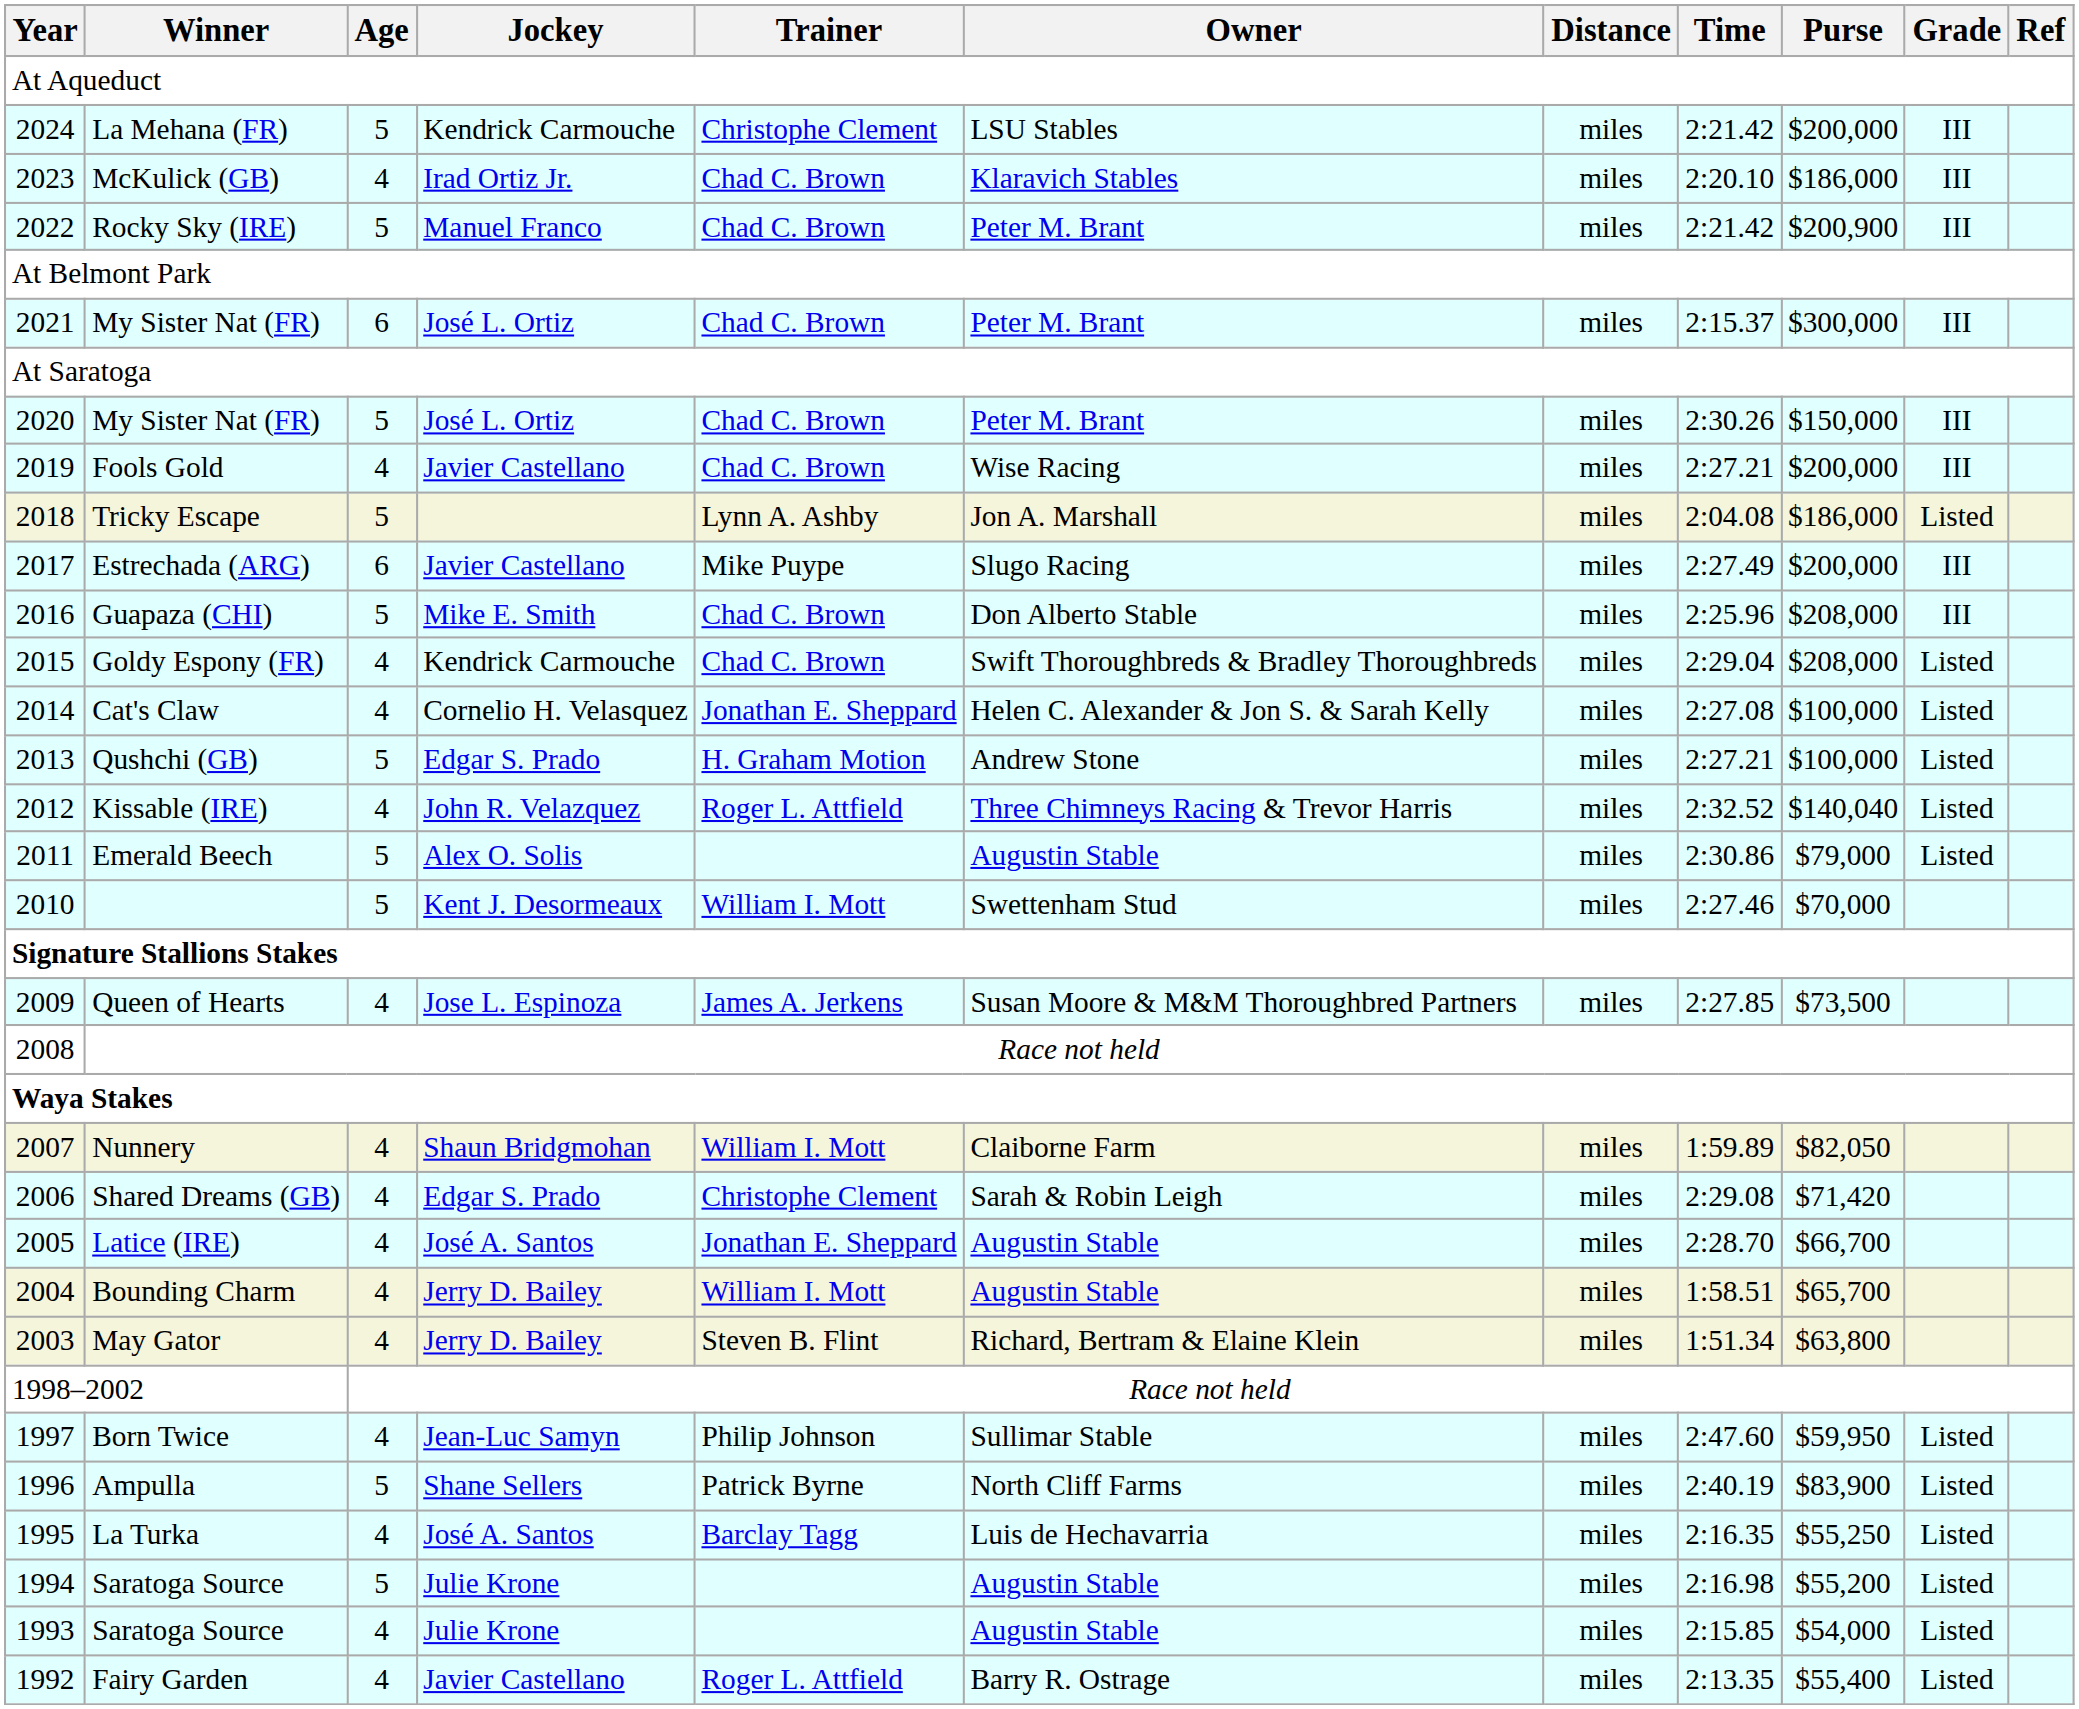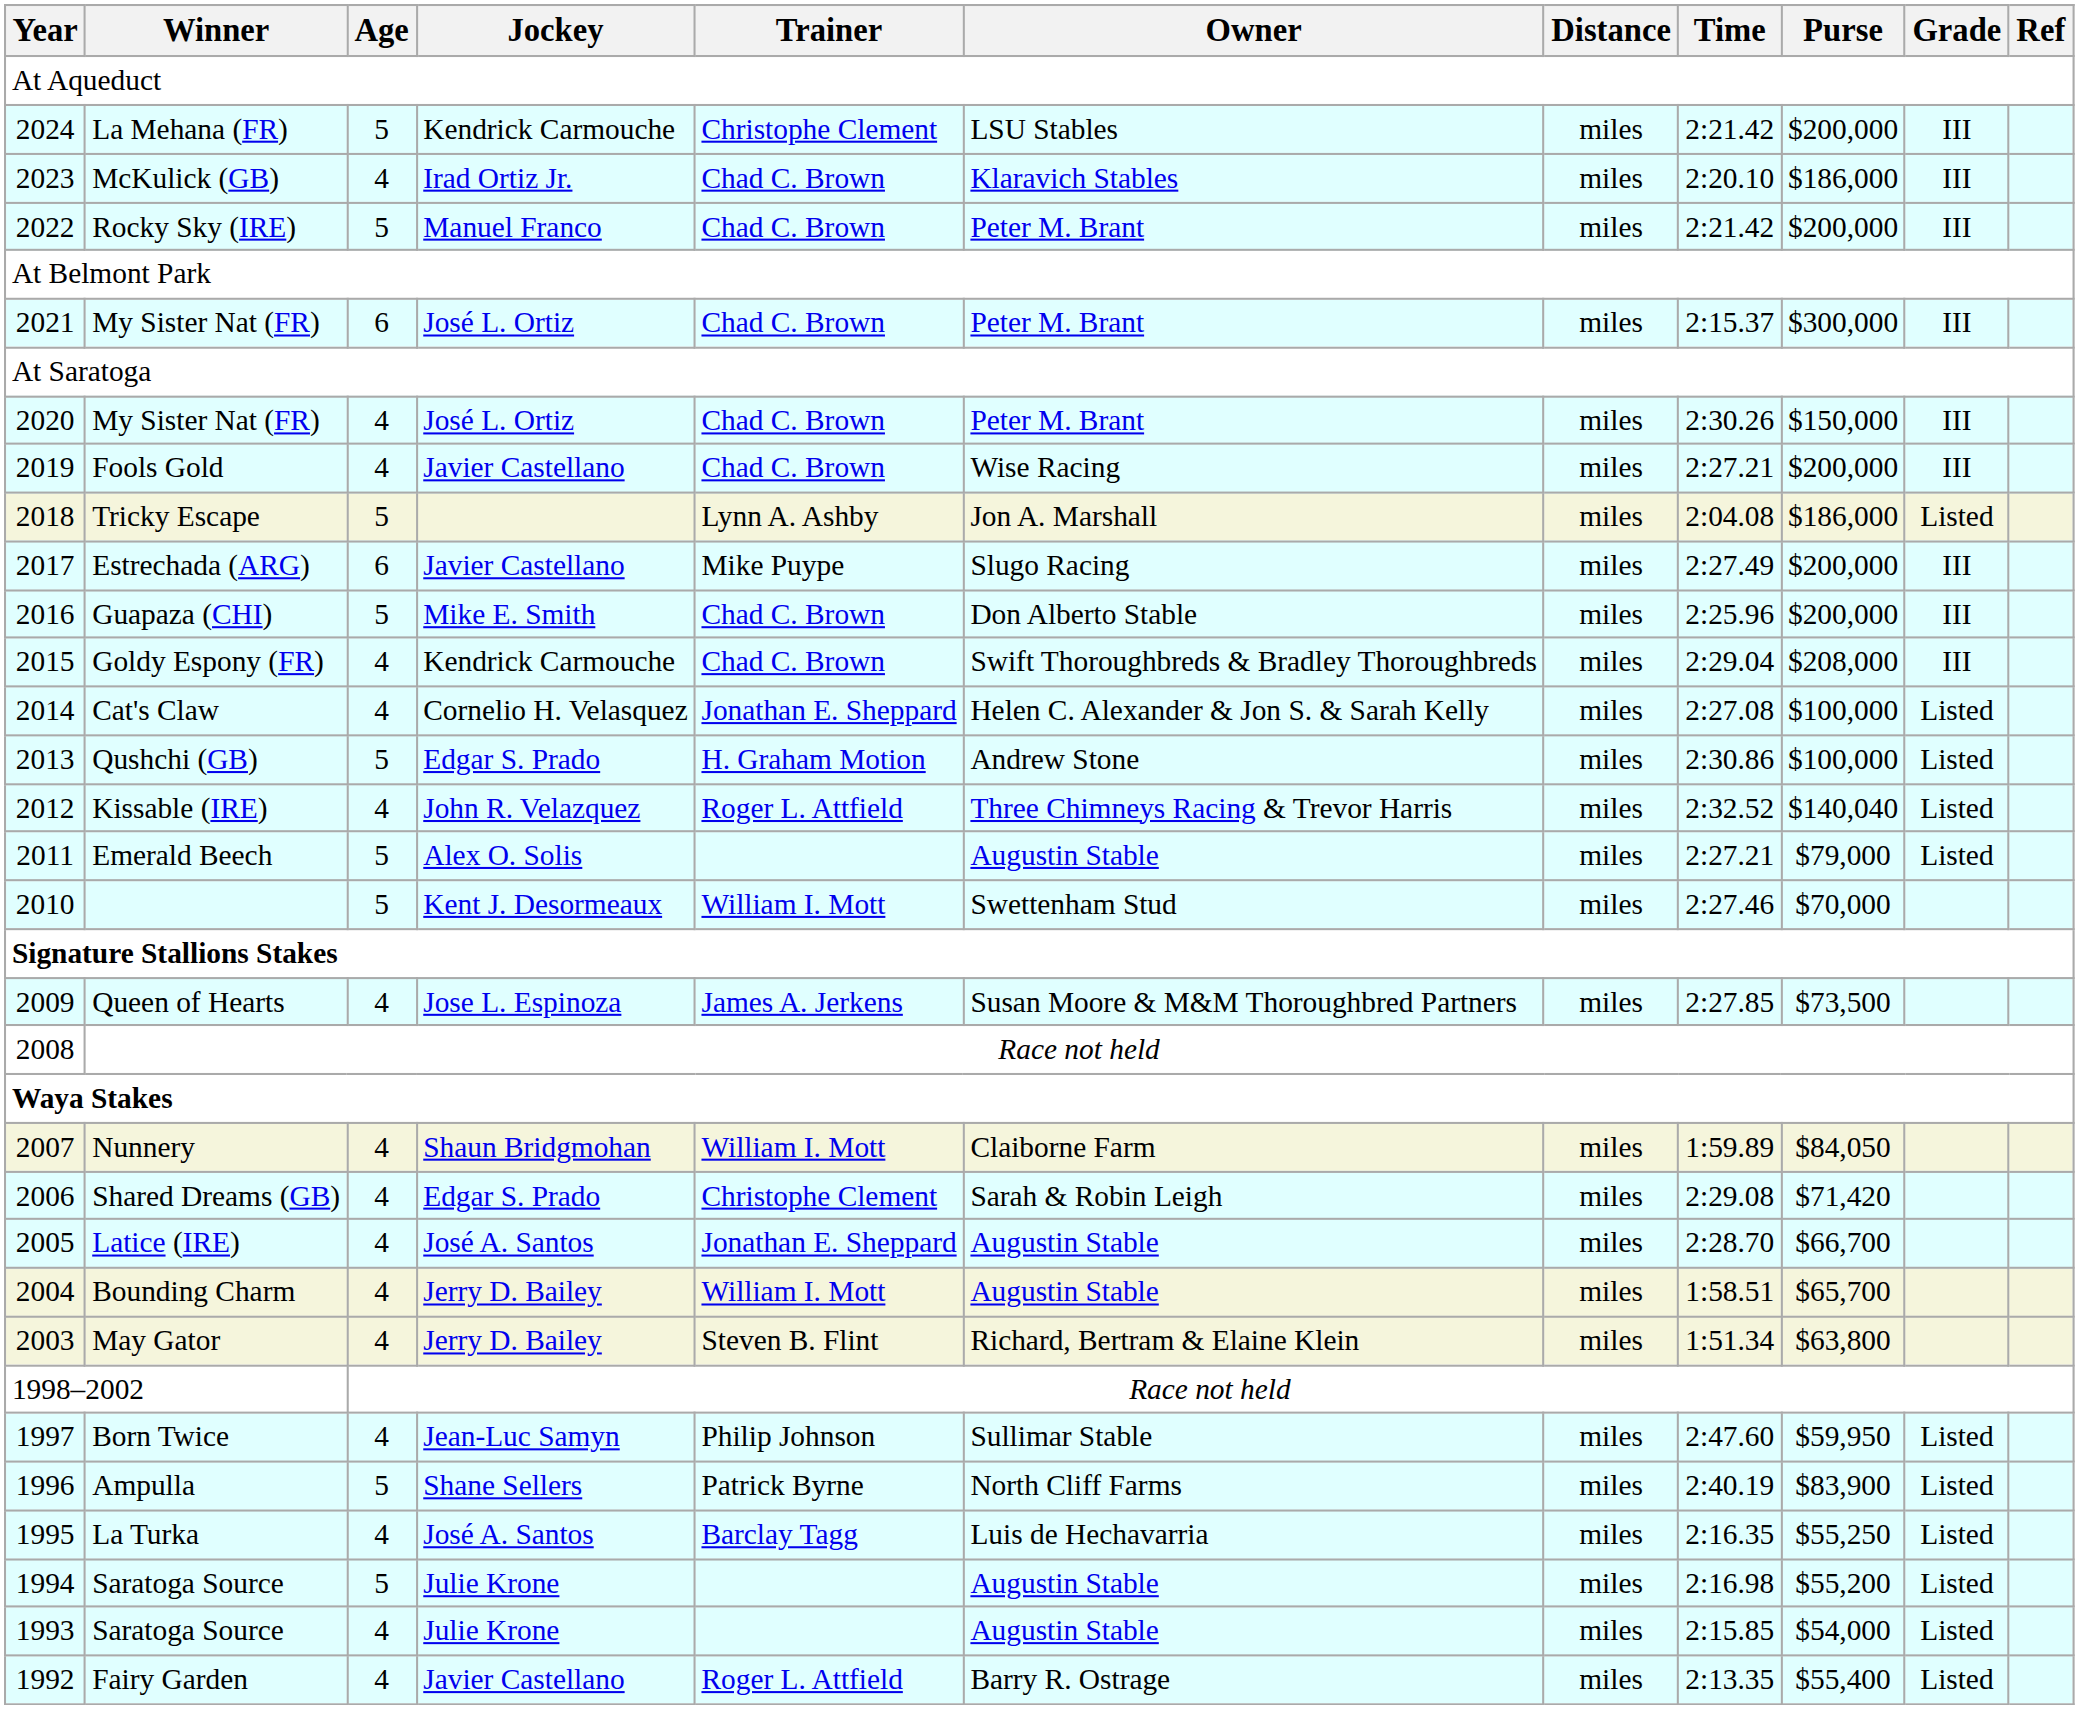(1843, 225) $200,900 -> (1843, 225) $200,000
(382, 419) 5 -> (382, 419) 4
(1843, 613) $208,000 -> (1843, 613) $200,000
(1957, 661) Listed -> (1957, 661) III
(1730, 758) 2:27.21 -> (1730, 758) 2:30.86
(1730, 855) 2:30.86 -> (1730, 855) 2:27.21
(1843, 1146) $82,050 -> (1843, 1146) $84,050
